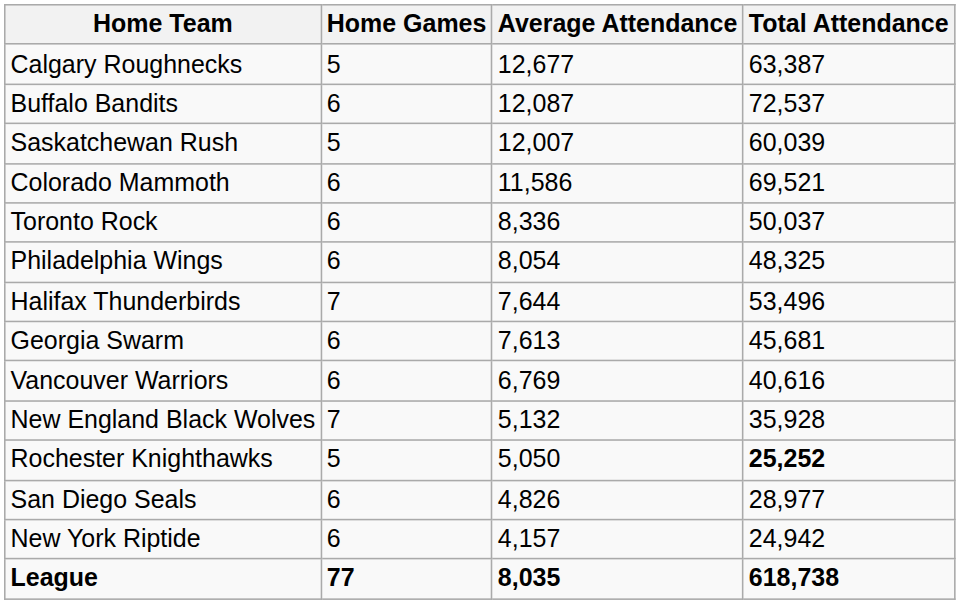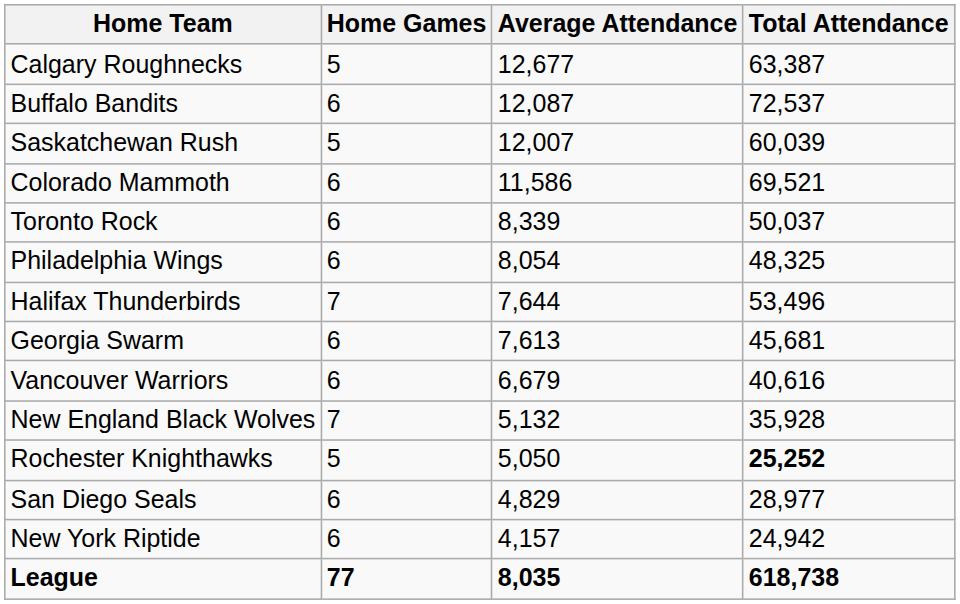(529, 222) 8,336 -> (529, 222) 8,339
(529, 380) 6,769 -> (529, 380) 6,679
(529, 499) 4,826 -> (529, 499) 4,829
